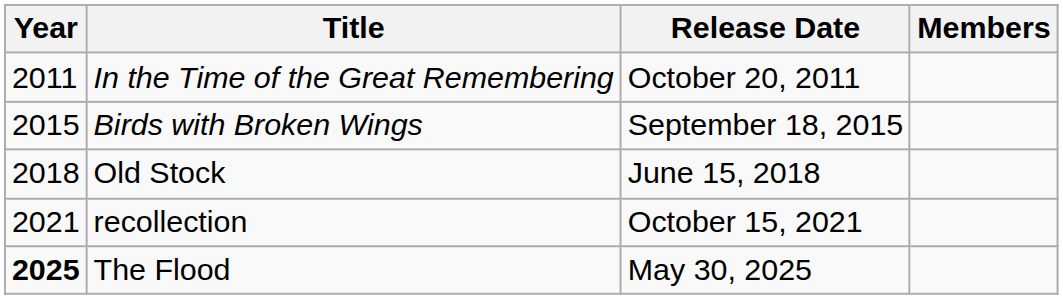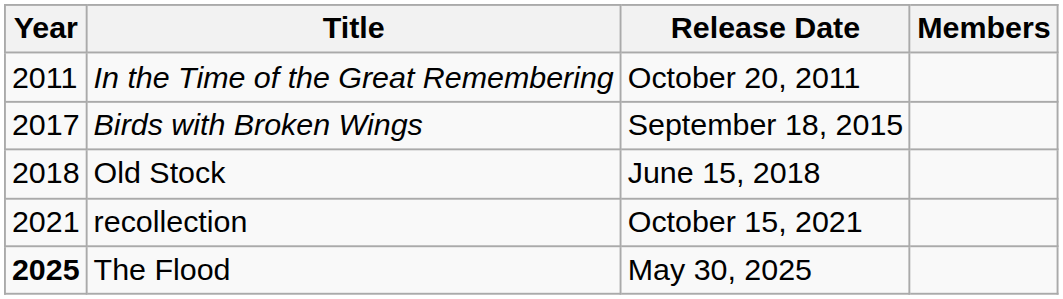(46, 125) 2015 -> (46, 125) 2017
